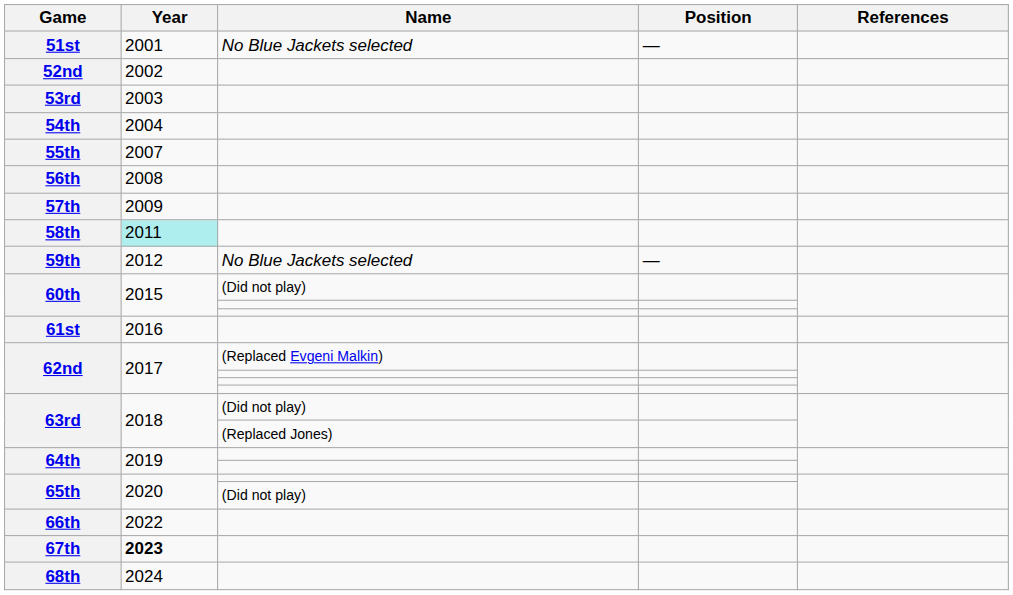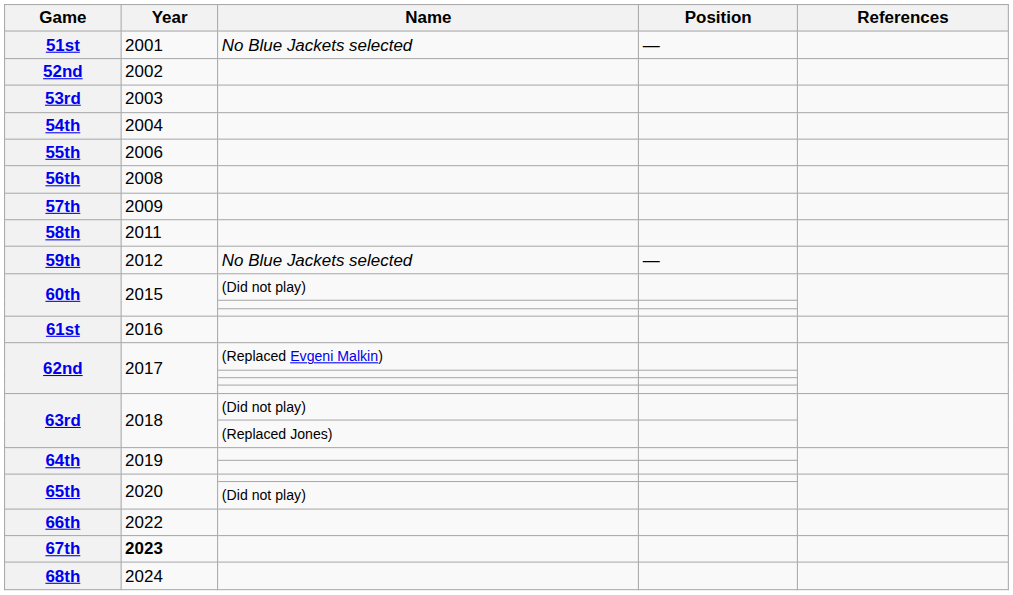(144, 152) 2007 -> (144, 152) 2006
(143, 233) paleturquoise background -> (143, 233) no background
